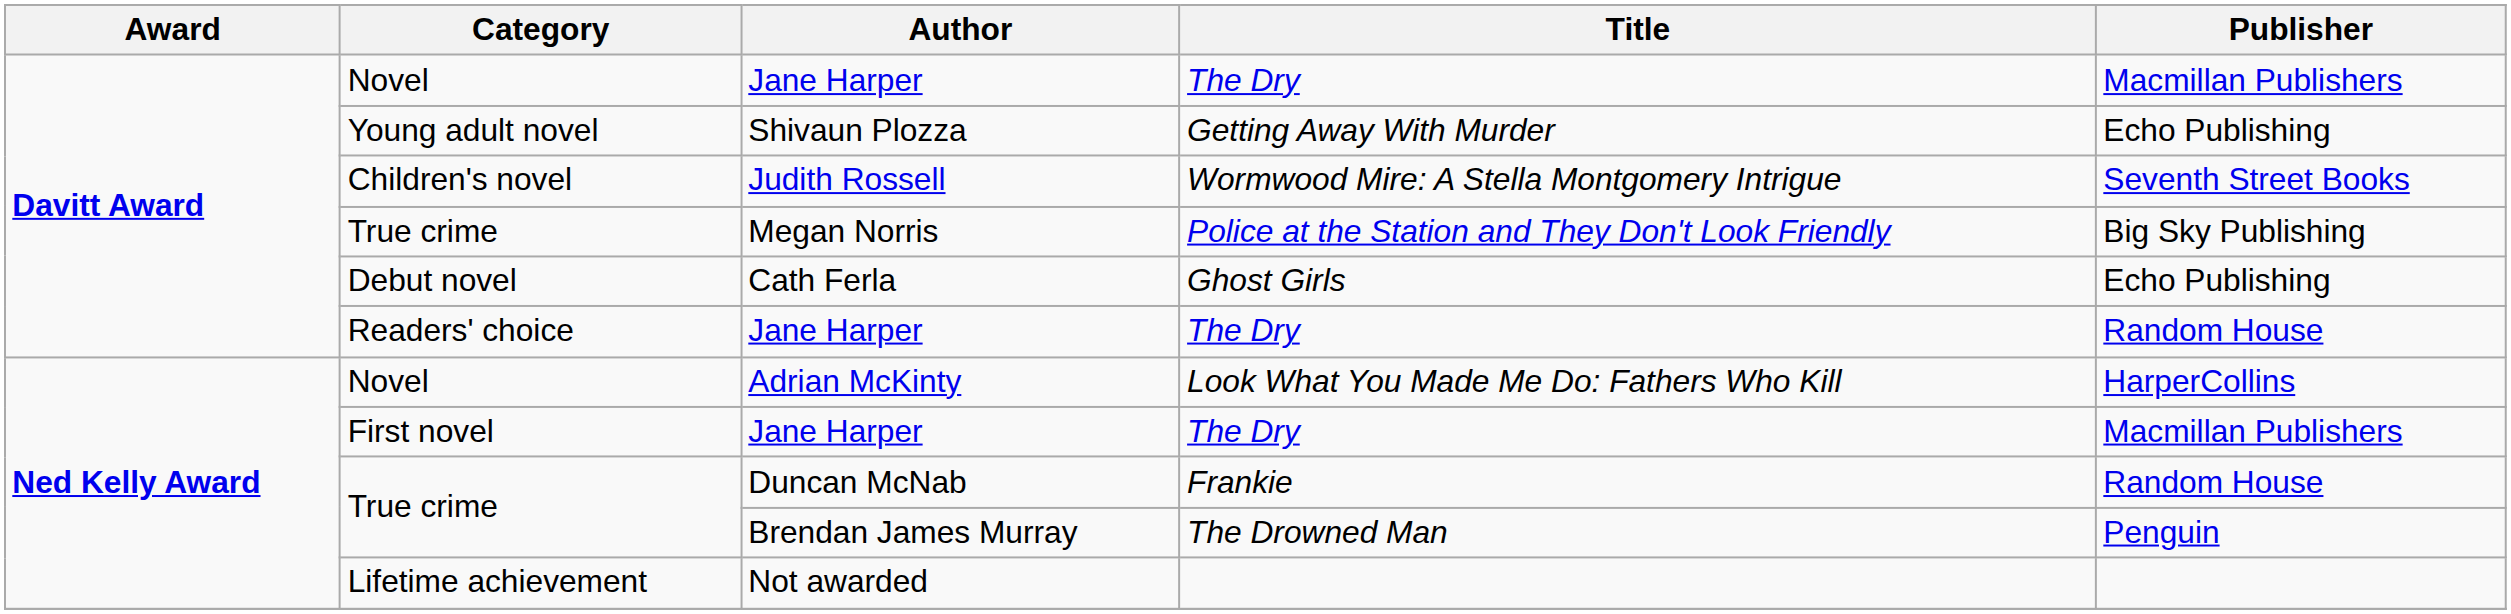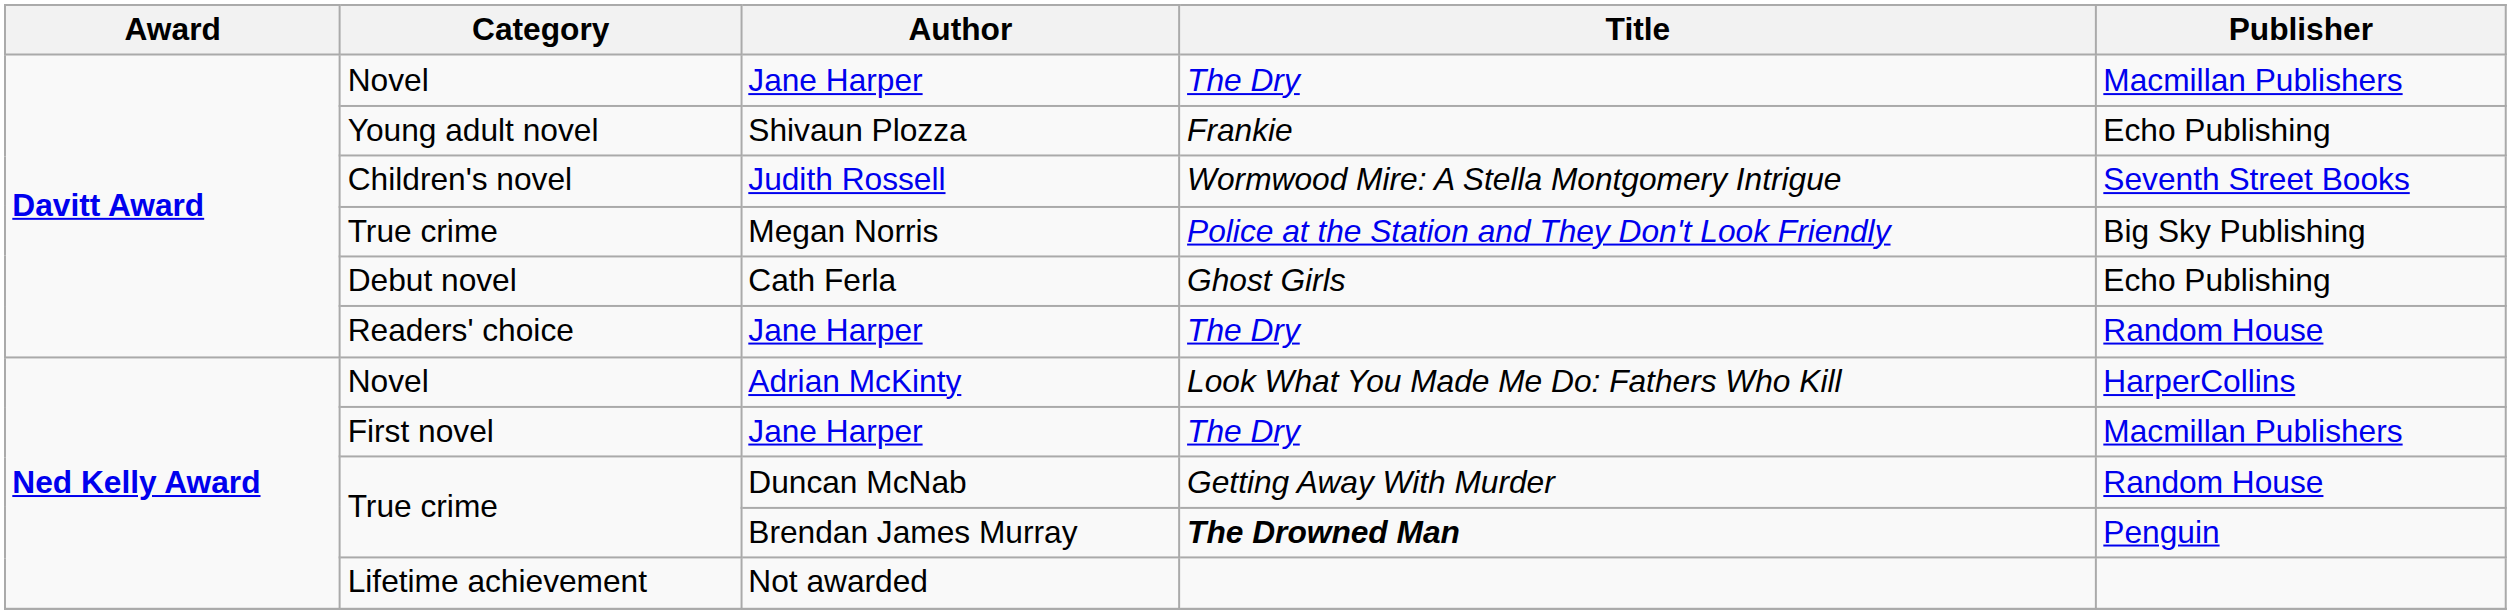(1371, 130) Getting Away With Murder -> (1240, 130) Frankie
(1240, 481) Frankie -> (1371, 481) Getting Away With Murder
(1317, 532) normal -> (1323, 532) bold
